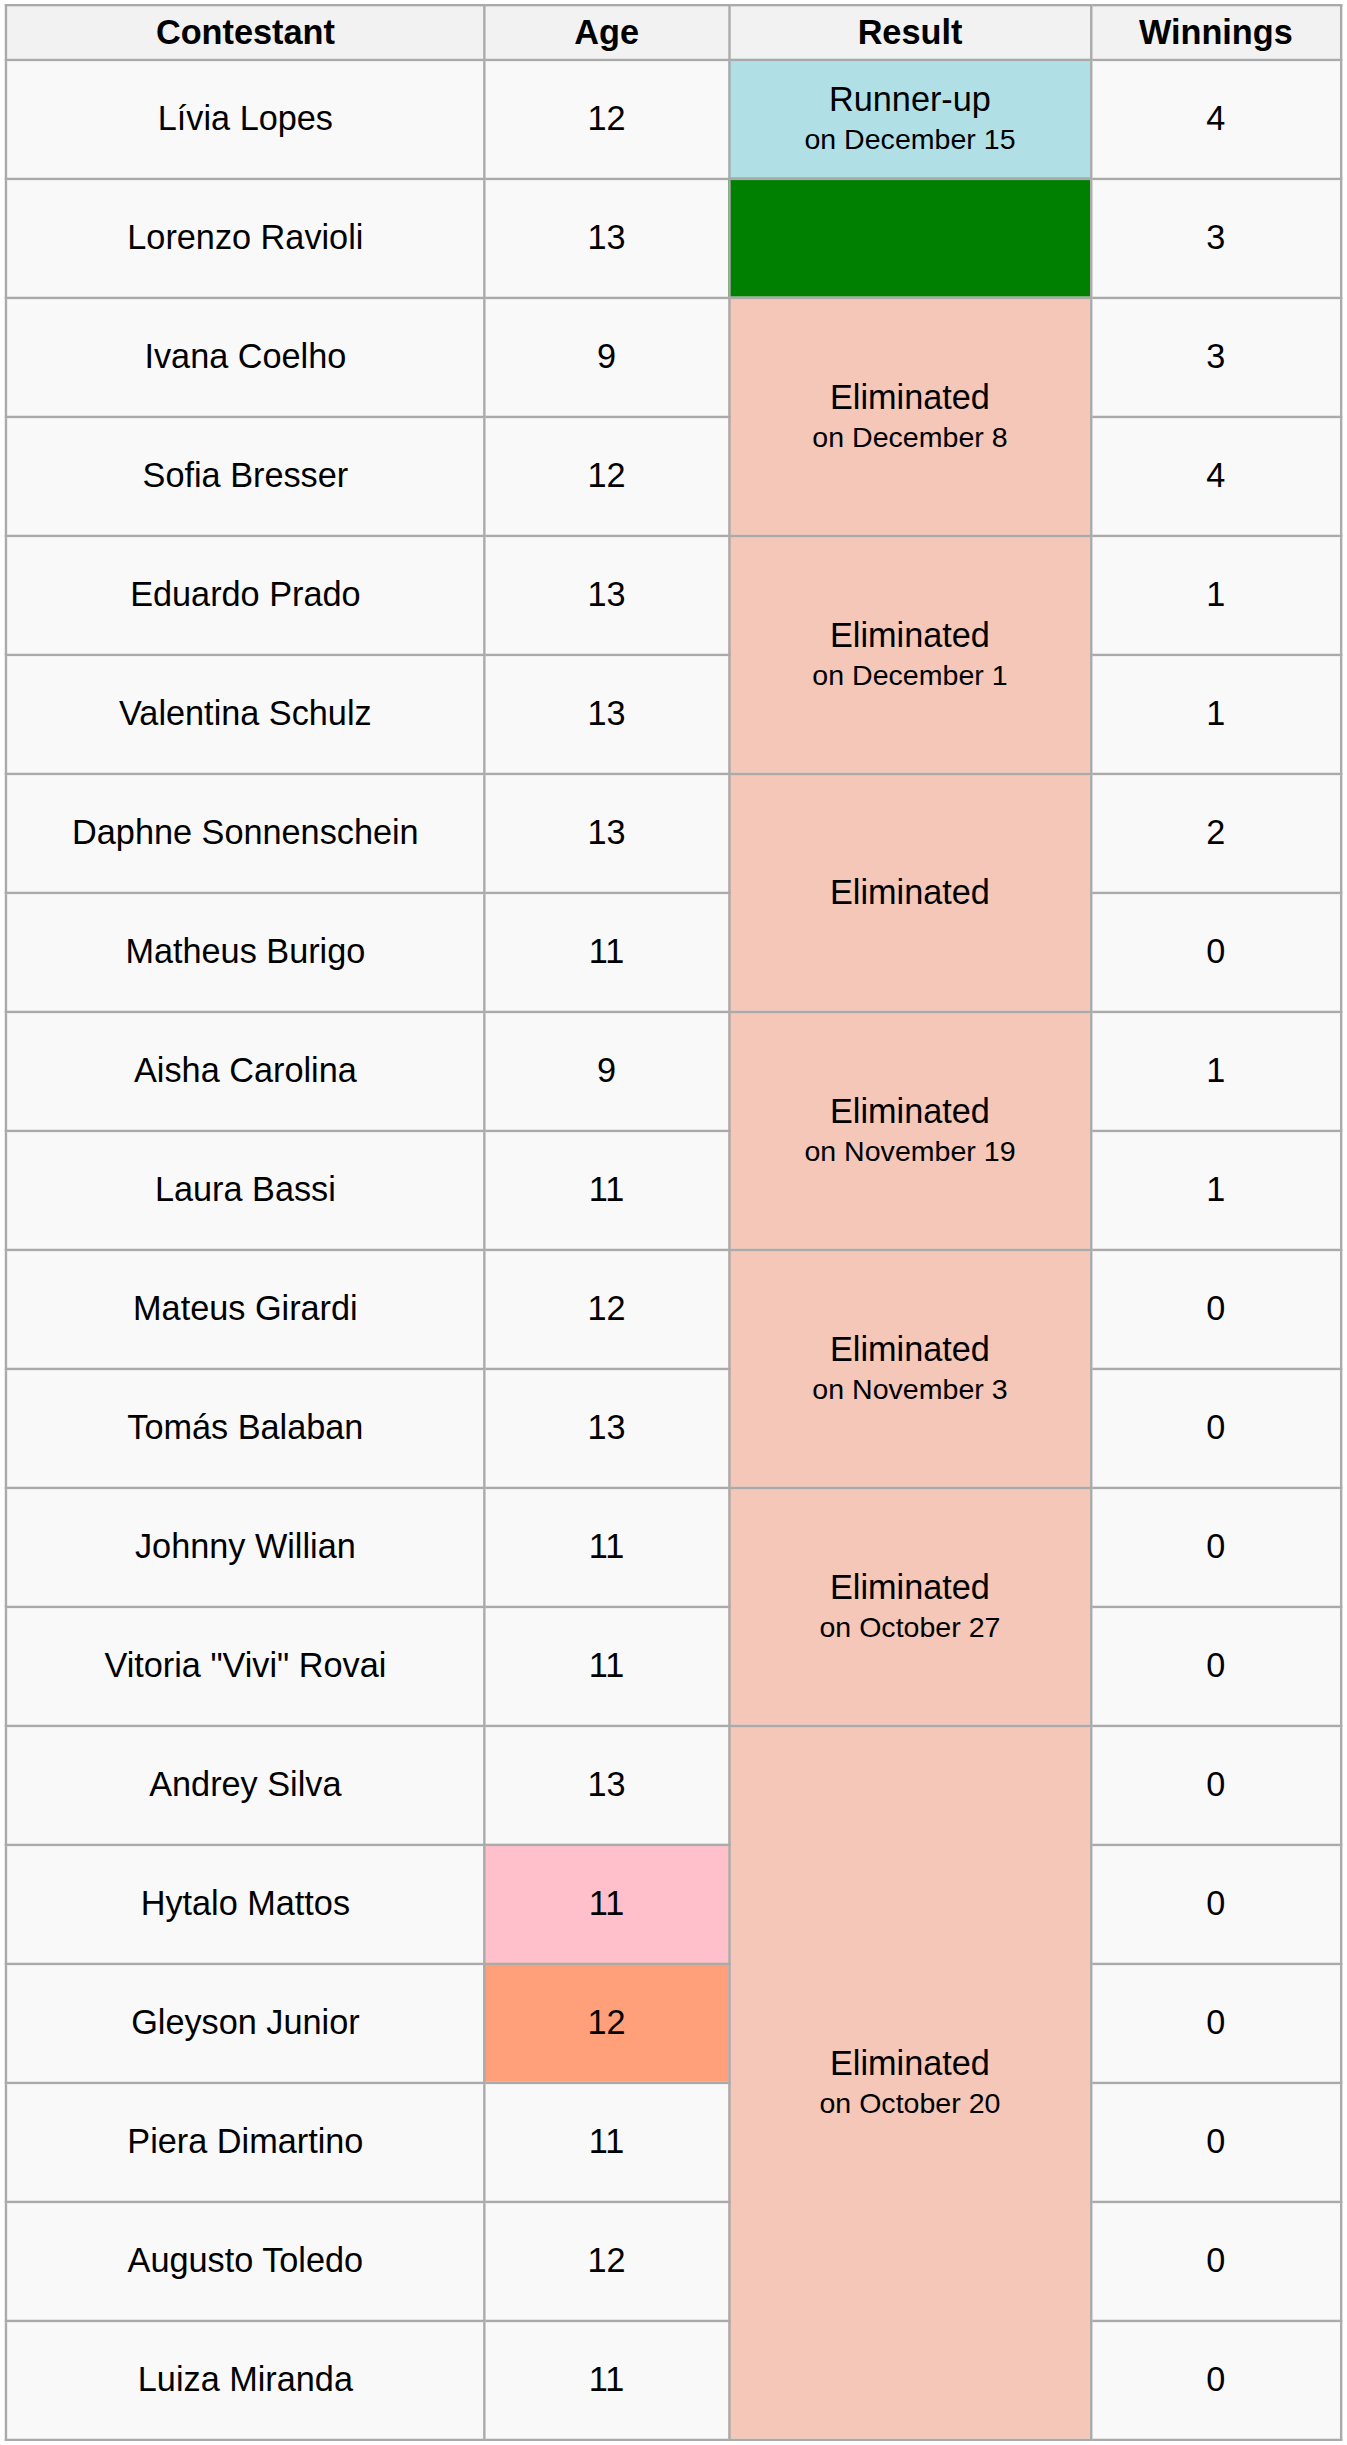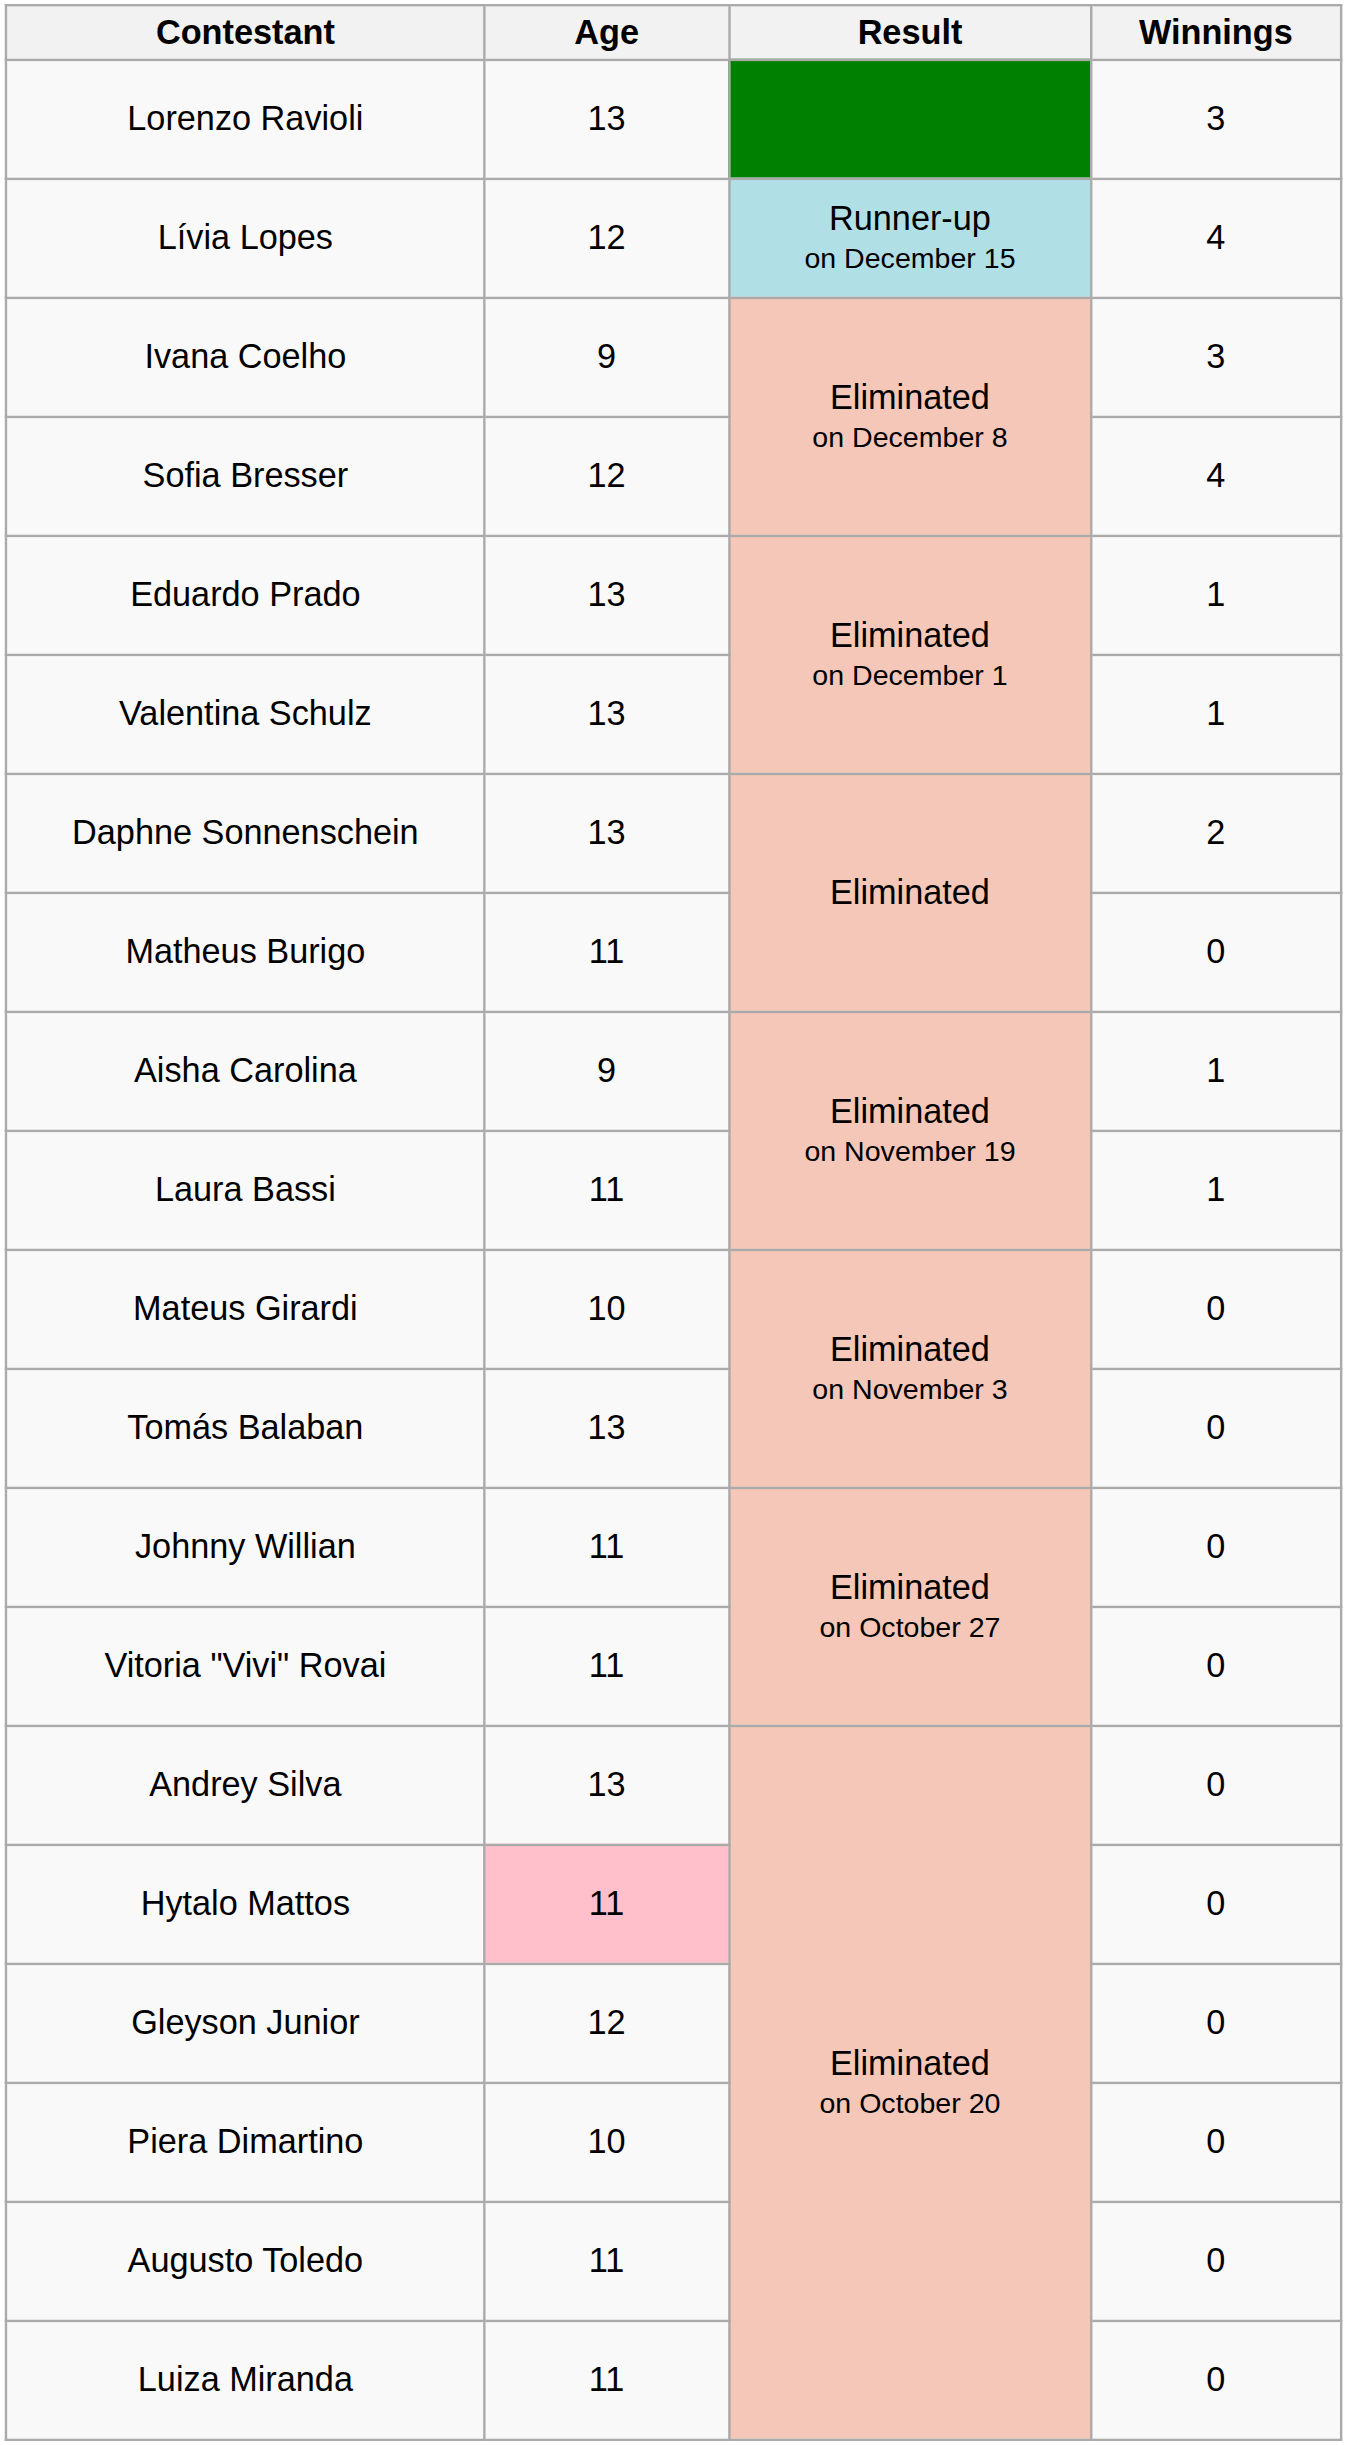rows swapped: (245, 238) <-> (245, 119)
(607, 1309) 12 -> (607, 1309) 10
(607, 2023) lightsalmon background -> (607, 2023) no background
(607, 2142) 11 -> (607, 2142) 10
(607, 2261) 12 -> (607, 2261) 11
